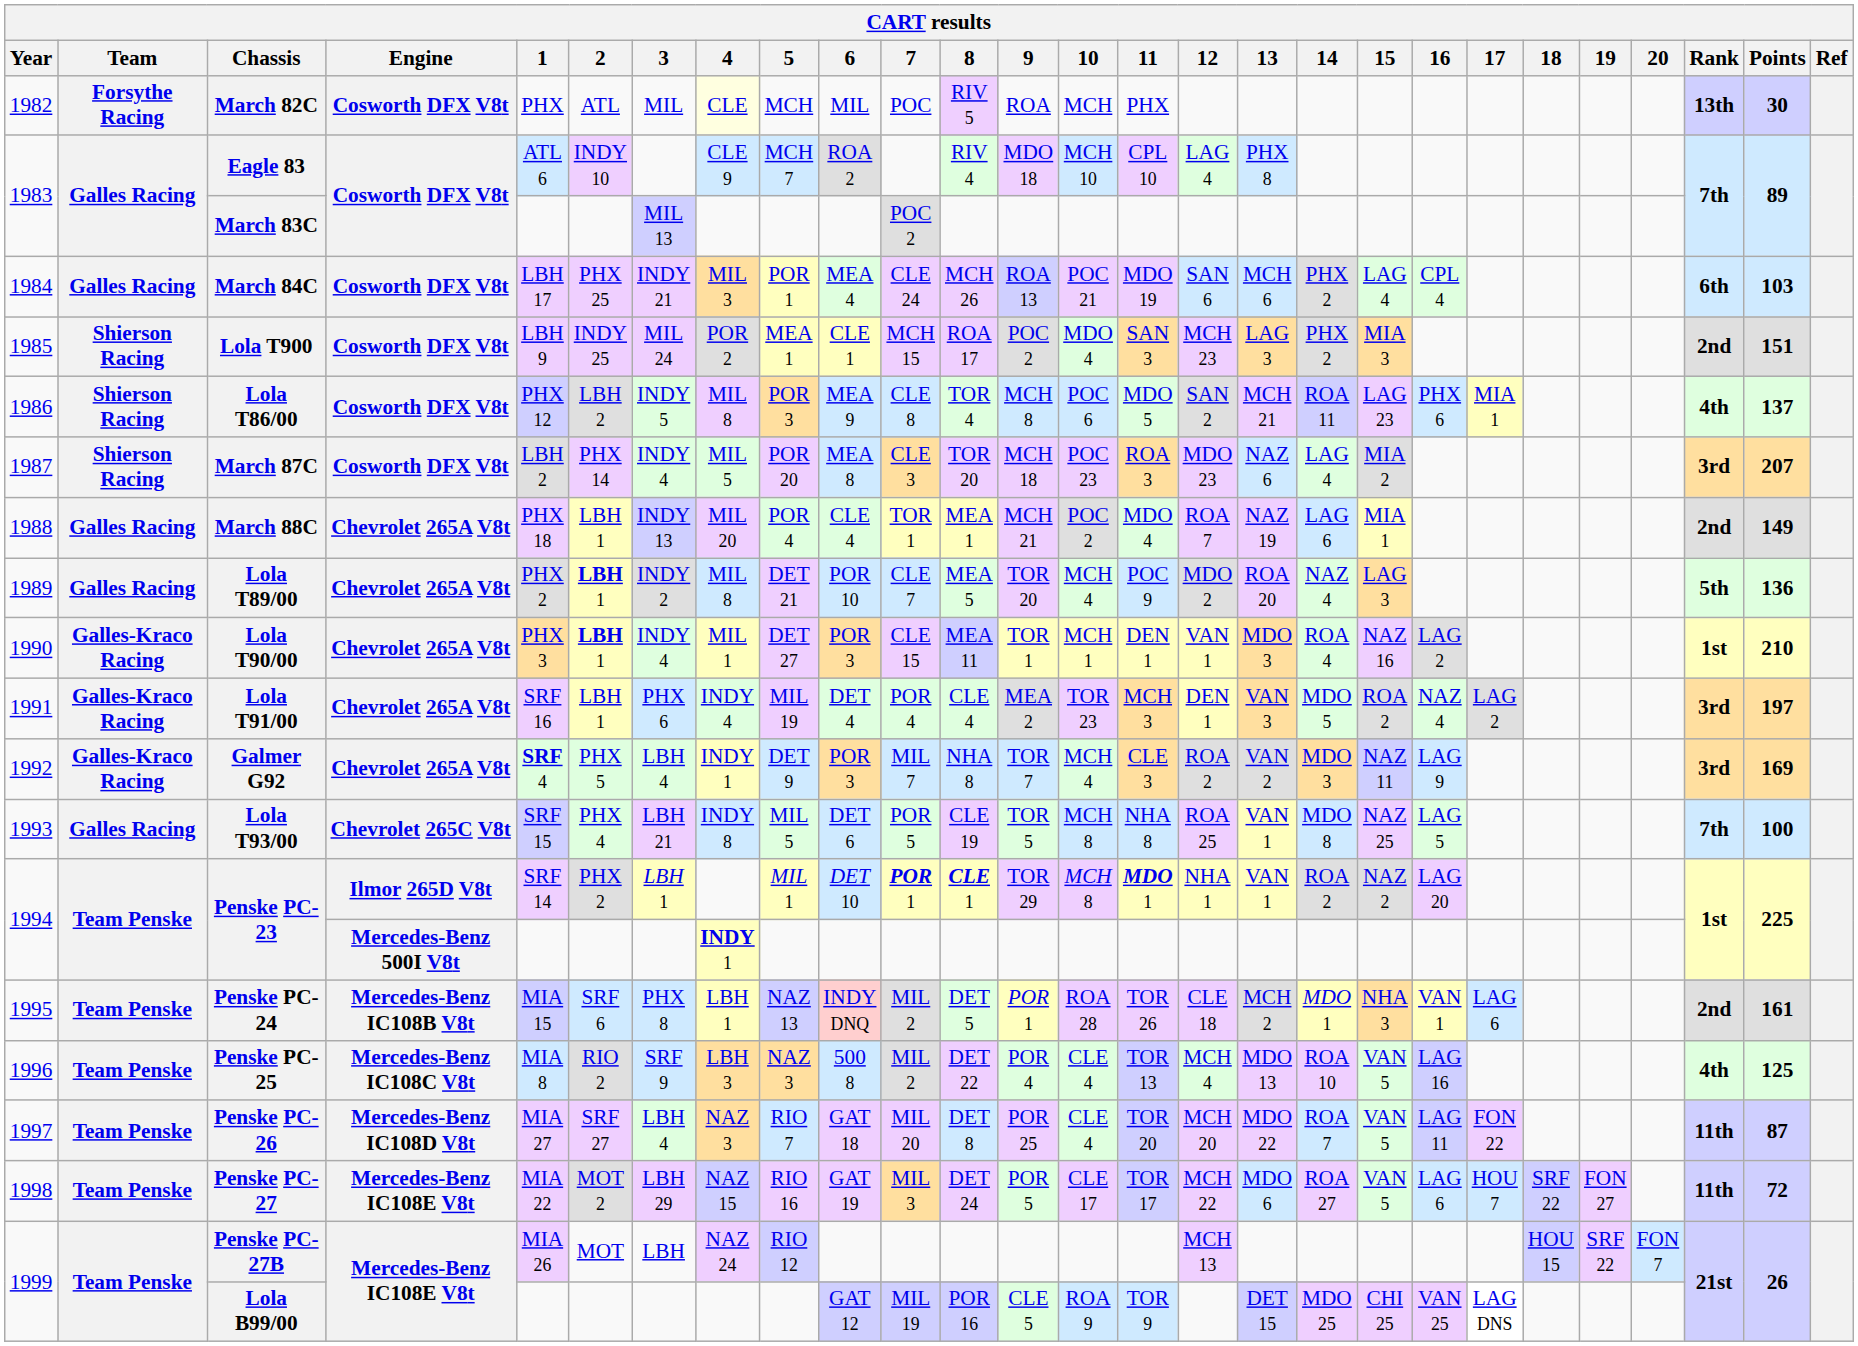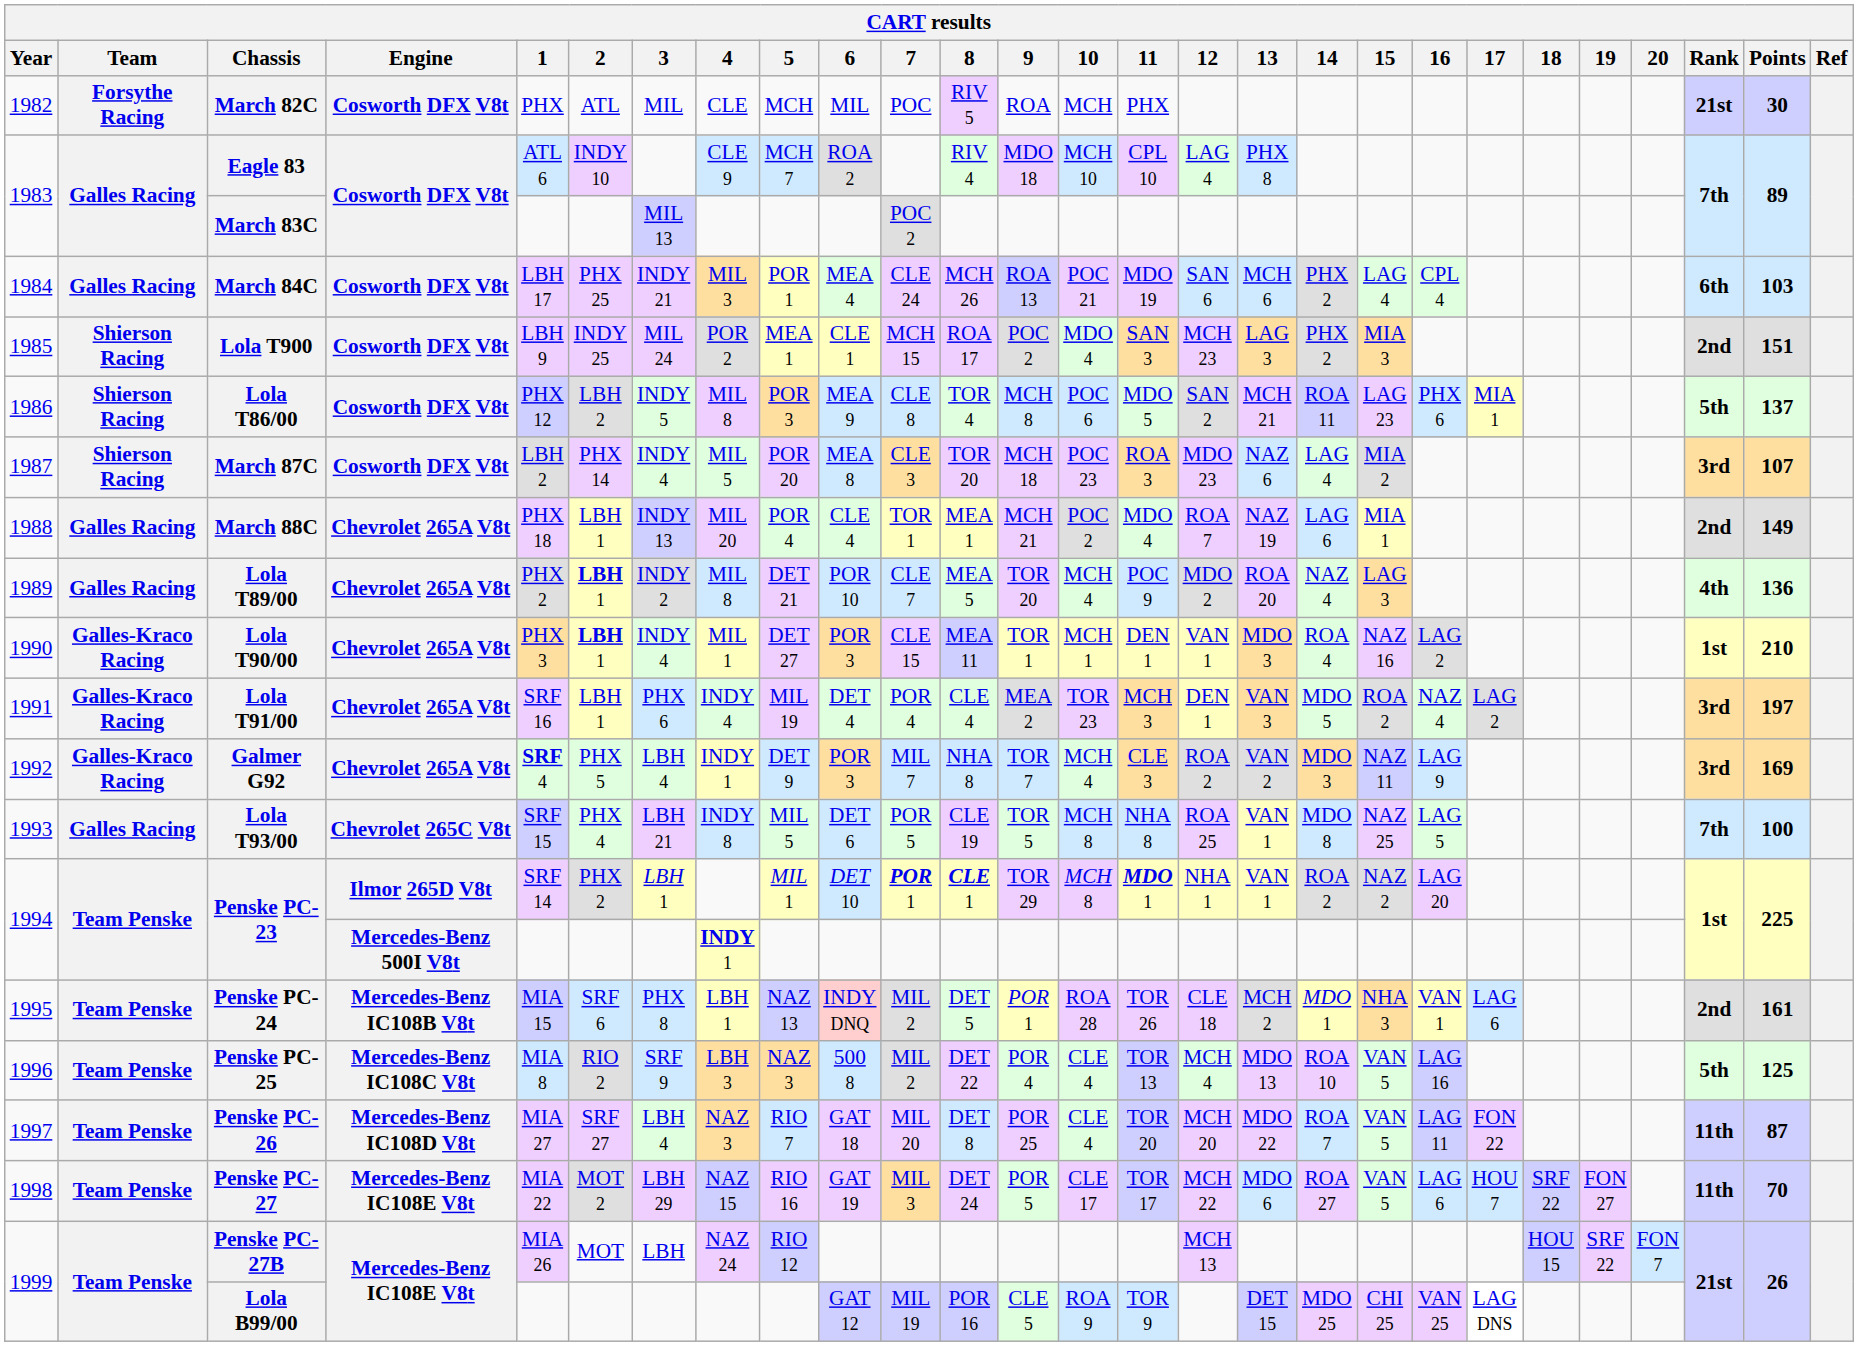(727, 105) lightyellow background -> (727, 105) no background
(1714, 105) 13th -> (1714, 105) 21st
(1714, 406) 4th -> (1714, 406) 5th
(1777, 467) 207 -> (1777, 467) 107
(1714, 587) 5th -> (1714, 587) 4th
(1714, 1070) 4th -> (1714, 1070) 5th
(1777, 1190) 72 -> (1777, 1190) 70
